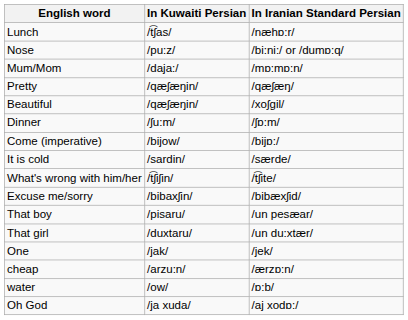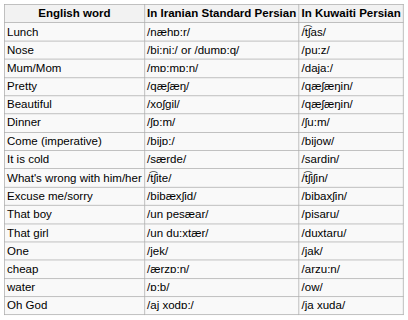columns swapped: (326, 13) <-> (197, 13)
